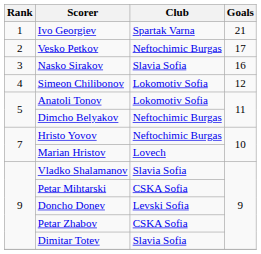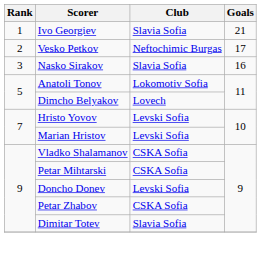(164, 30) Spartak Varna -> (160, 30) Slavia Sofia
- row: (81, 83)
(177, 118) Neftochimic Burgas -> (149, 100) Lovech
(177, 135) Neftochimic Burgas -> (161, 118) Levski Sofia
(149, 153) Lovech -> (161, 135) Levski Sofia
(160, 170) Slavia Sofia -> (160, 153) CSKA Sofia
